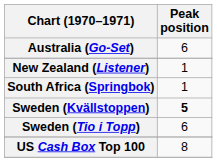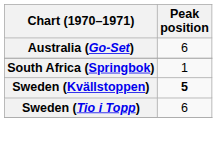- row: (81, 68)
- row: (81, 147)
